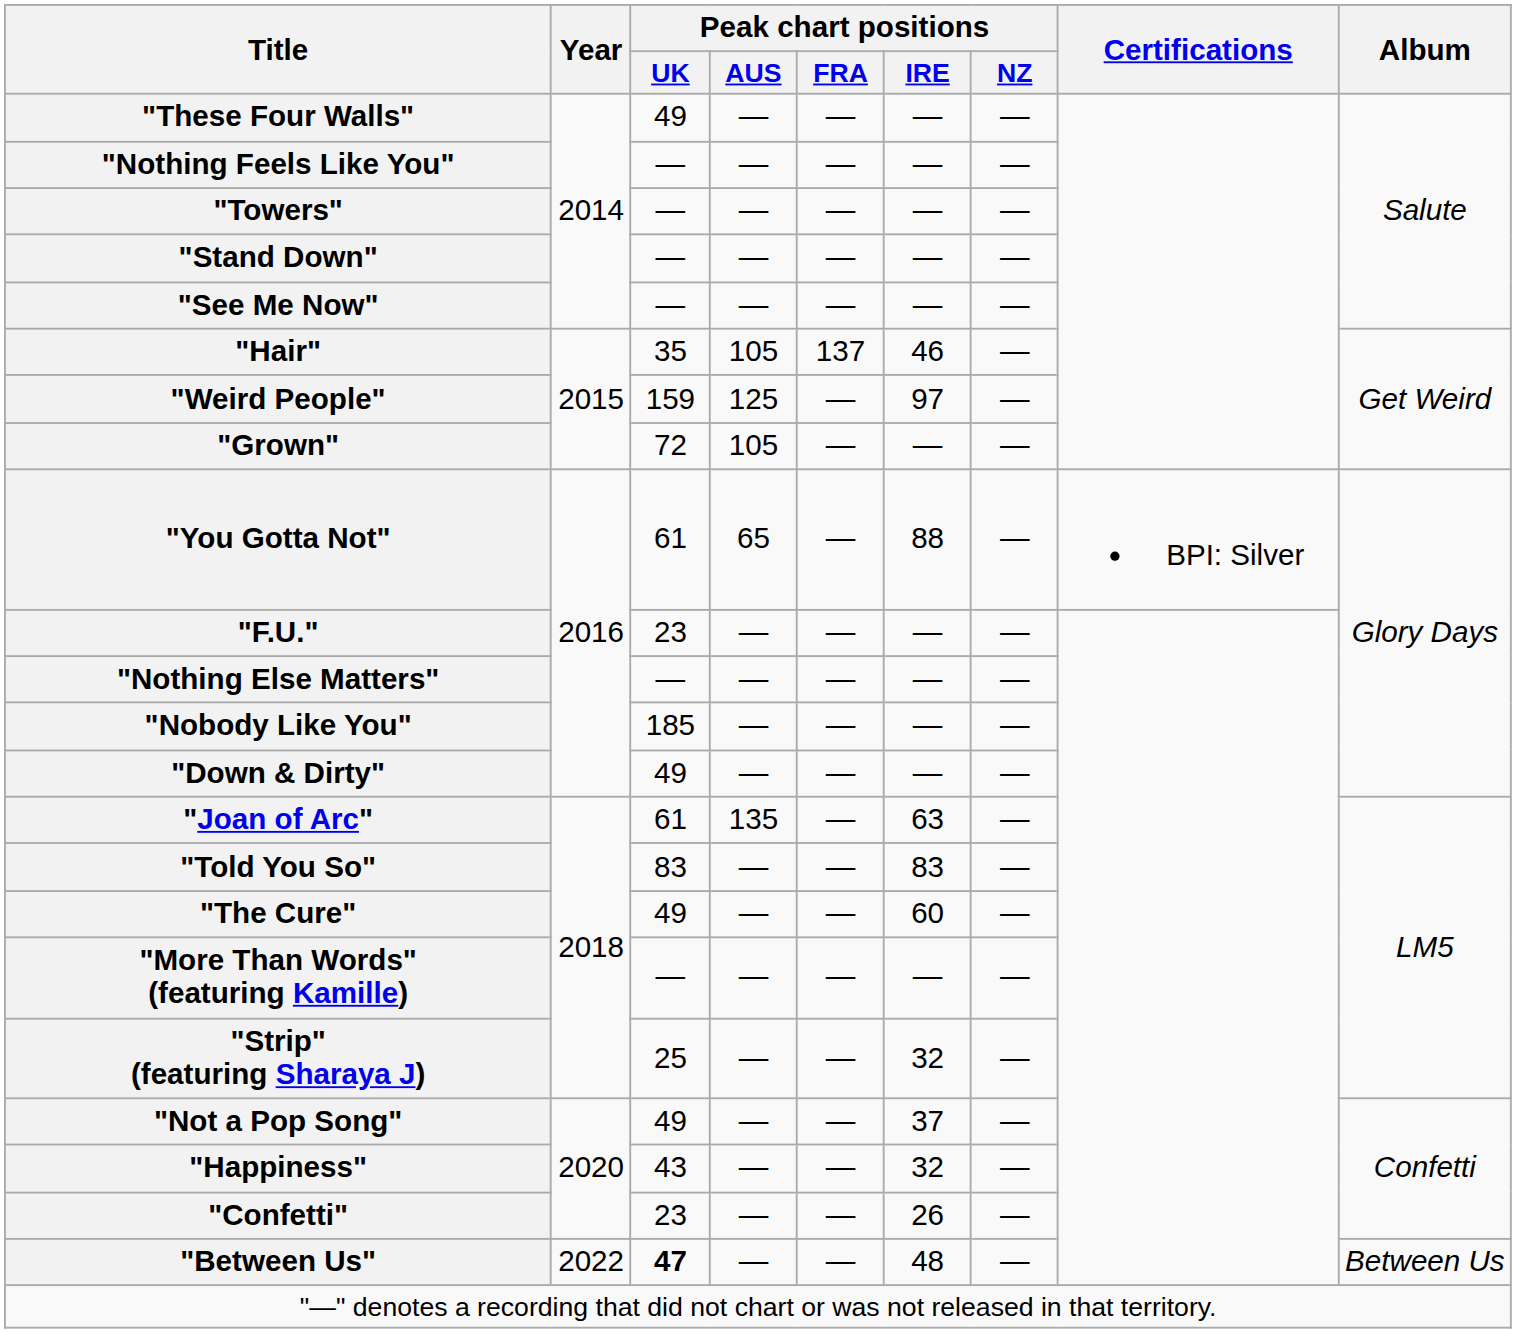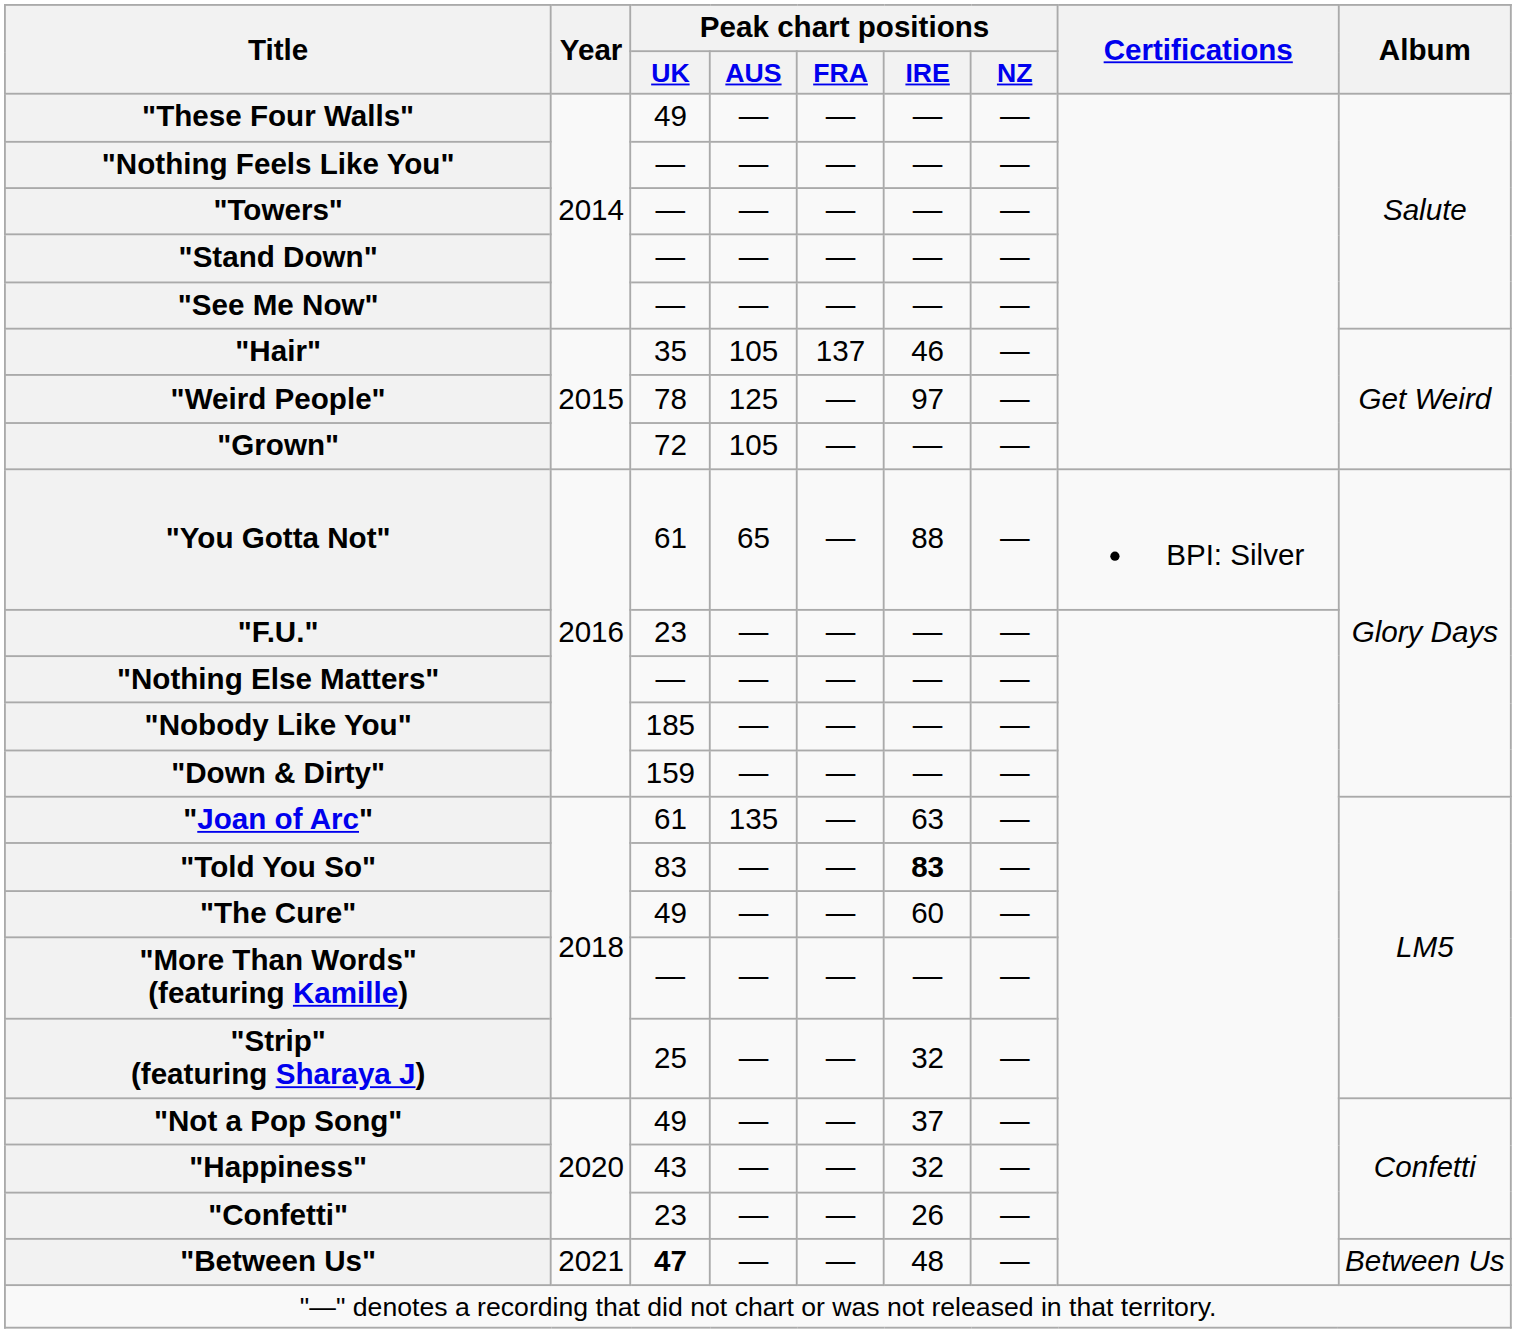(670, 398) 159 -> (670, 398) 78
(670, 772) 49 -> (670, 772) 159
(928, 866) normal -> (928, 866) bold
(591, 1261) 2022 -> (591, 1261) 2021
